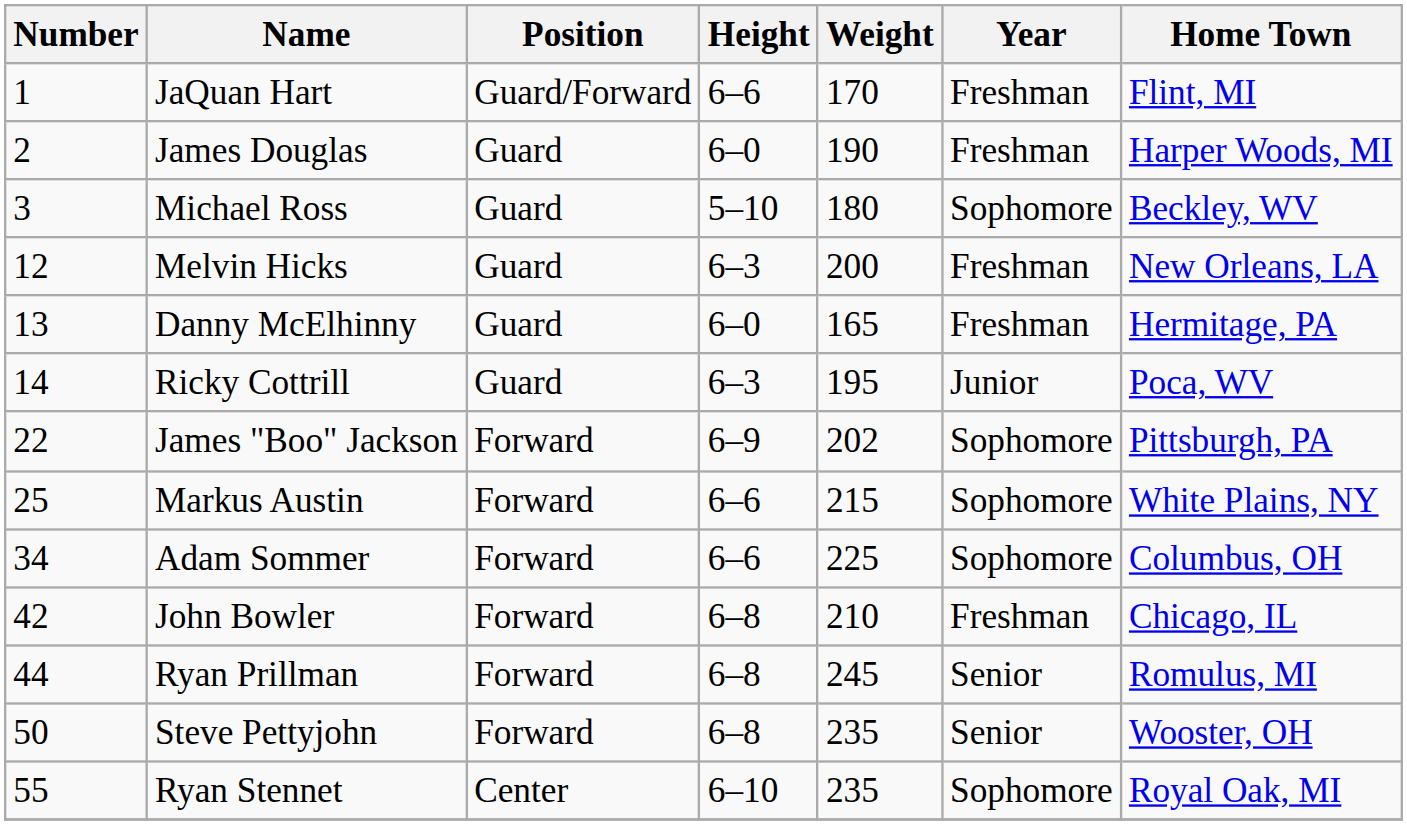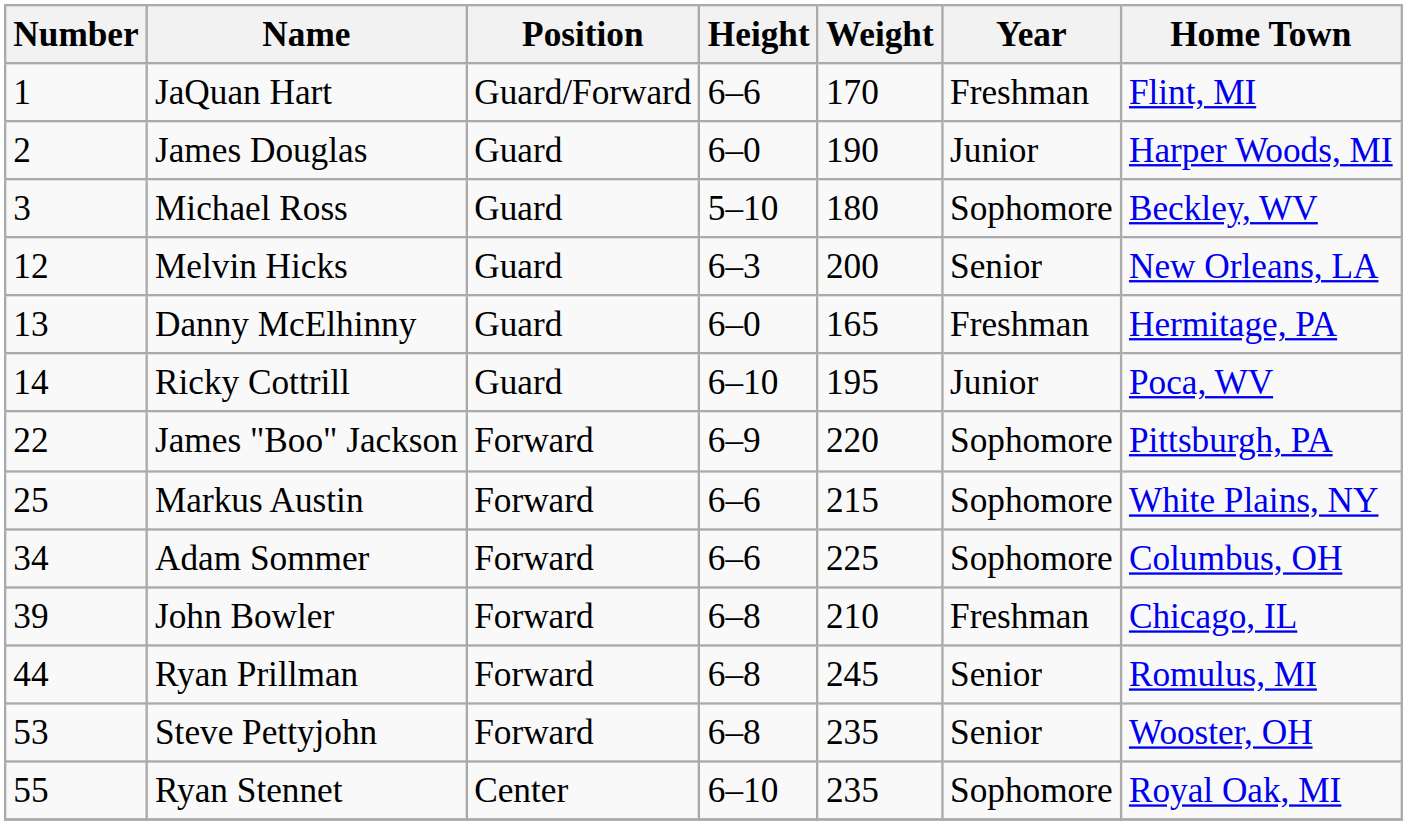(1020, 150) Freshman -> (994, 150) Junior
(1020, 266) Freshman -> (996, 266) Senior
(734, 382) 6–3 -> (743, 382) 6–10
(852, 440) 202 -> (852, 440) 220
(31, 615) 42 -> (31, 615) 39
(31, 731) 50 -> (31, 731) 53
